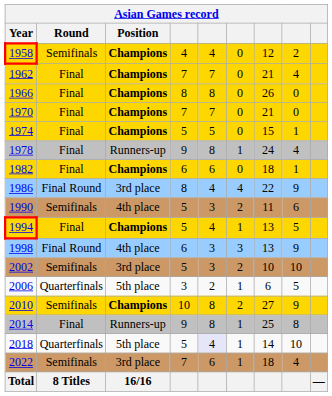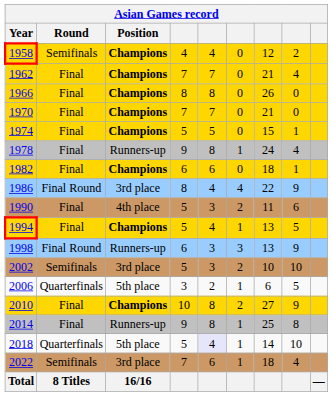(71, 207) Semifinals -> (71, 207) Final
(138, 248) 4th place -> (138, 248) Runners-up
(71, 305) Semifinals -> (71, 305) Final
